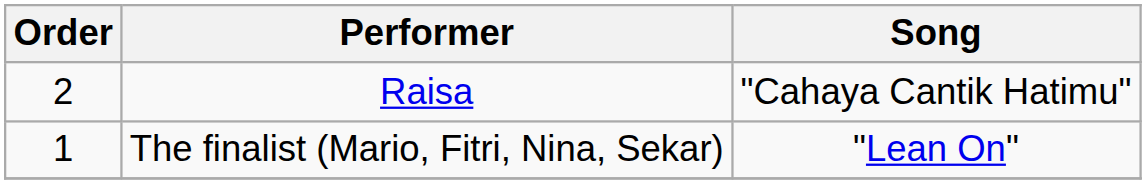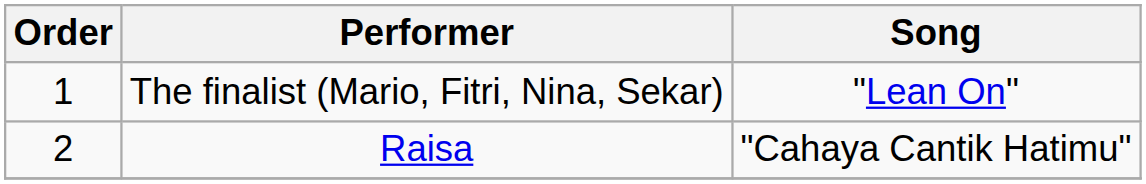rows swapped: (427, 149) <-> (427, 91)
